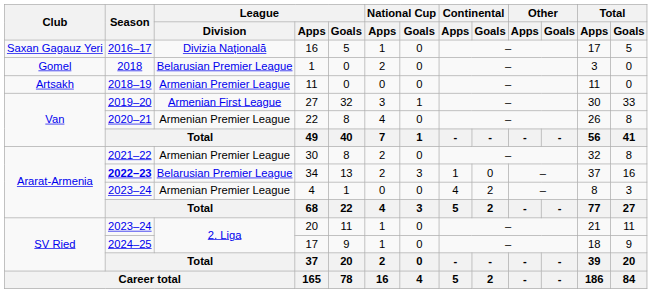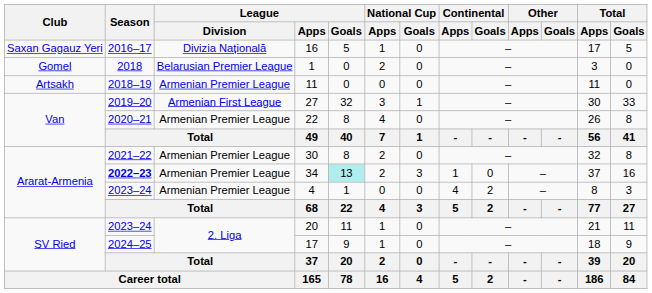(225, 173) Belarusian Premier League -> (225, 173) Armenian Premier League
(346, 173) no background -> (346, 173) paleturquoise background
